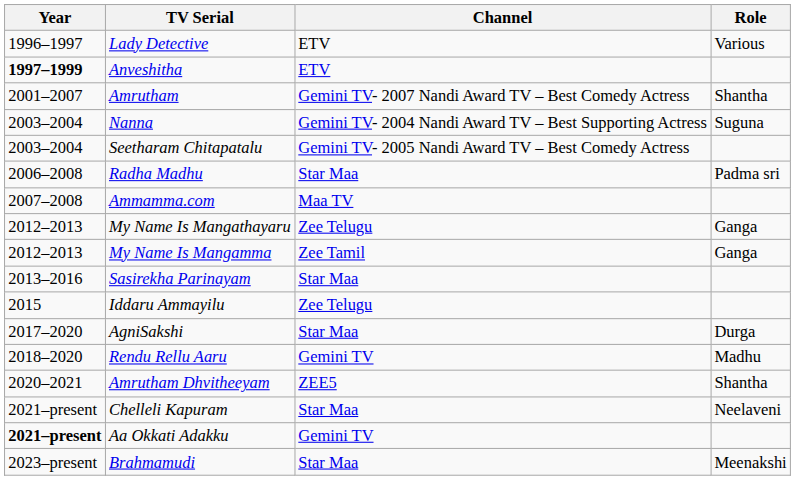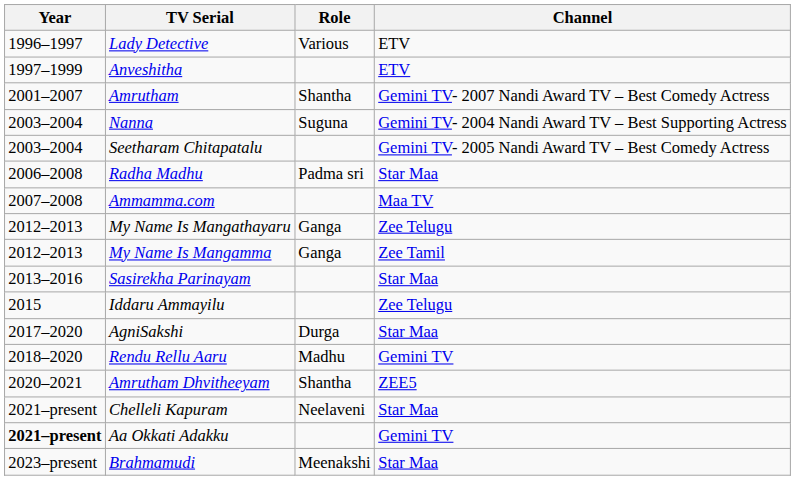columns swapped: (751, 17) <-> (503, 17)
(45, 69) bold -> (45, 69) normal
